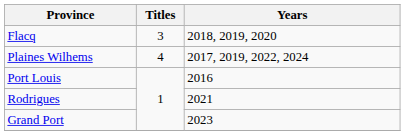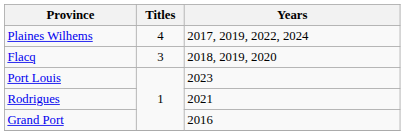rows swapped: (50, 57) <-> (22, 36)
(200, 78) 2016 -> (200, 78) 2023
(200, 120) 2023 -> (200, 120) 2016
